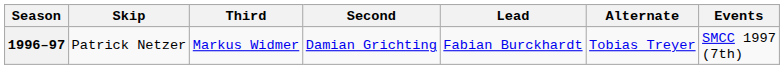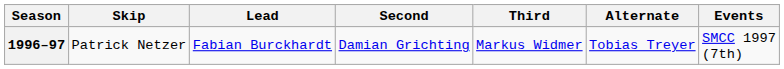columns swapped: (246, 16) <-> (513, 16)
